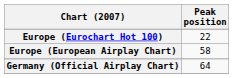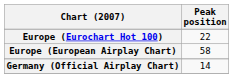(205, 66) 64 -> (205, 66) 14
